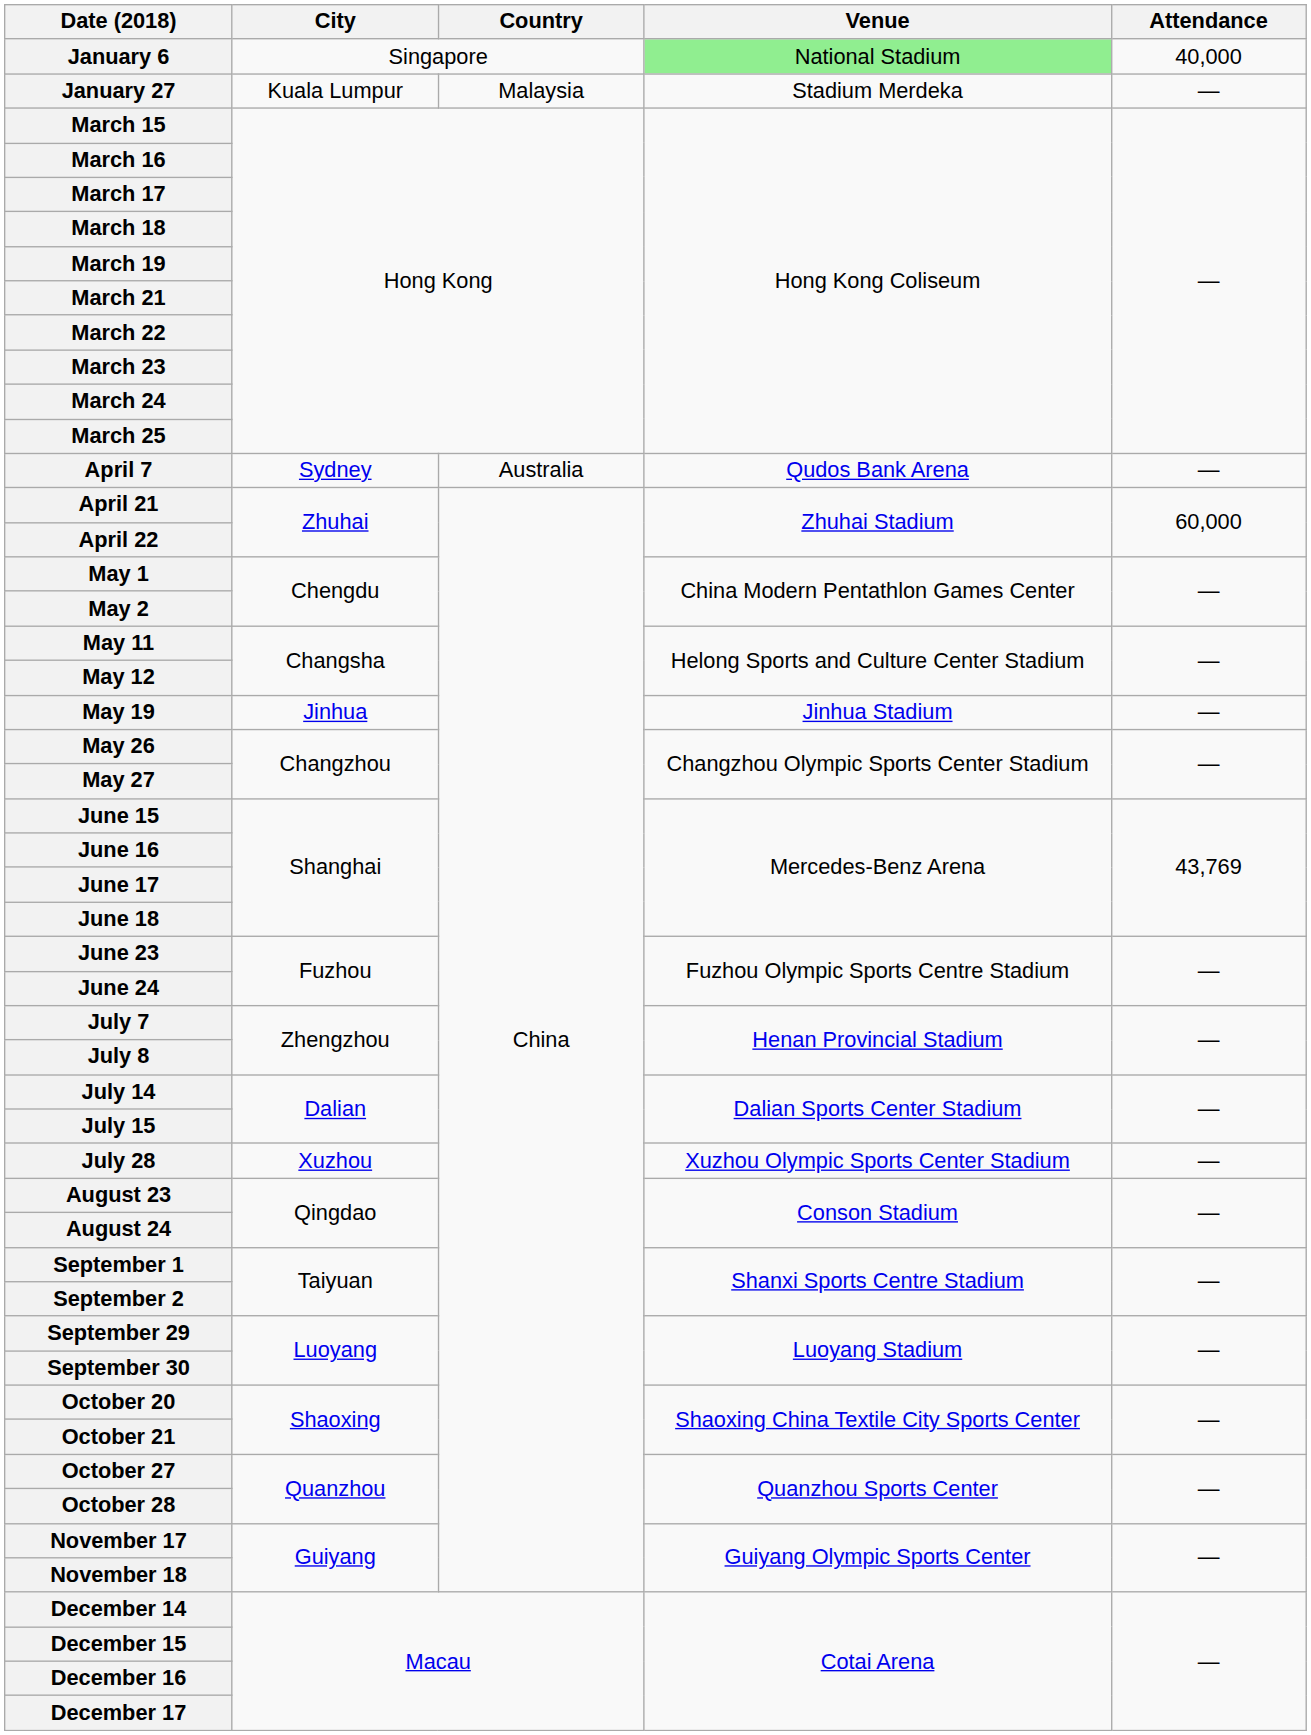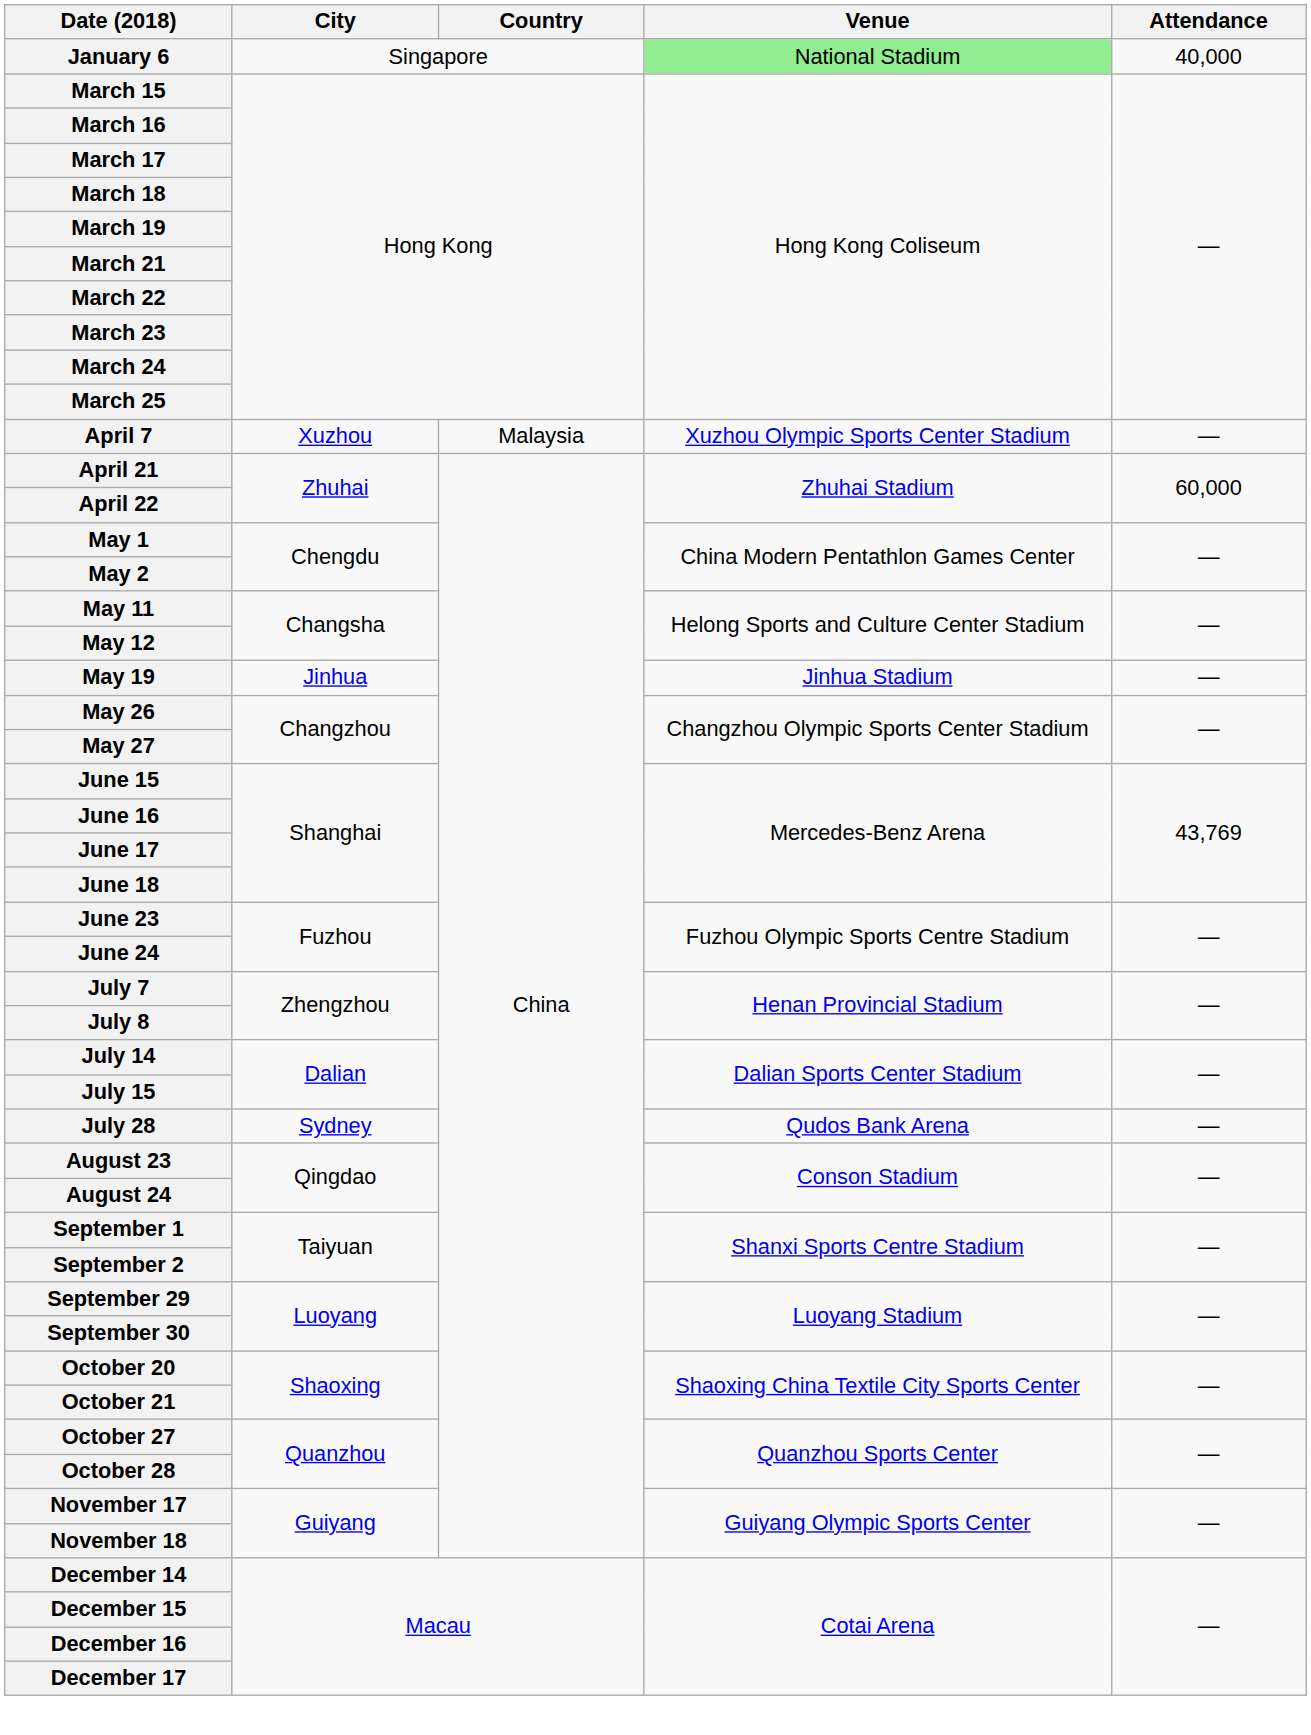- row: (118, 90)
(335, 470) Sydney -> (335, 435) Xuzhou
(541, 470) Australia -> (541, 435) Malaysia
(878, 470) Qudos Bank Arena -> (878, 435) Xuzhou Olympic Sports Center Stadium
(335, 1160) Xuzhou -> (335, 1126) Sydney
(878, 1160) Xuzhou Olympic Sports Center Stadium -> (878, 1126) Qudos Bank Arena
